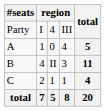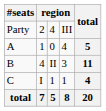(41, 30) I -> (42, 30) 2
(42, 81) 2 -> (41, 81) I
